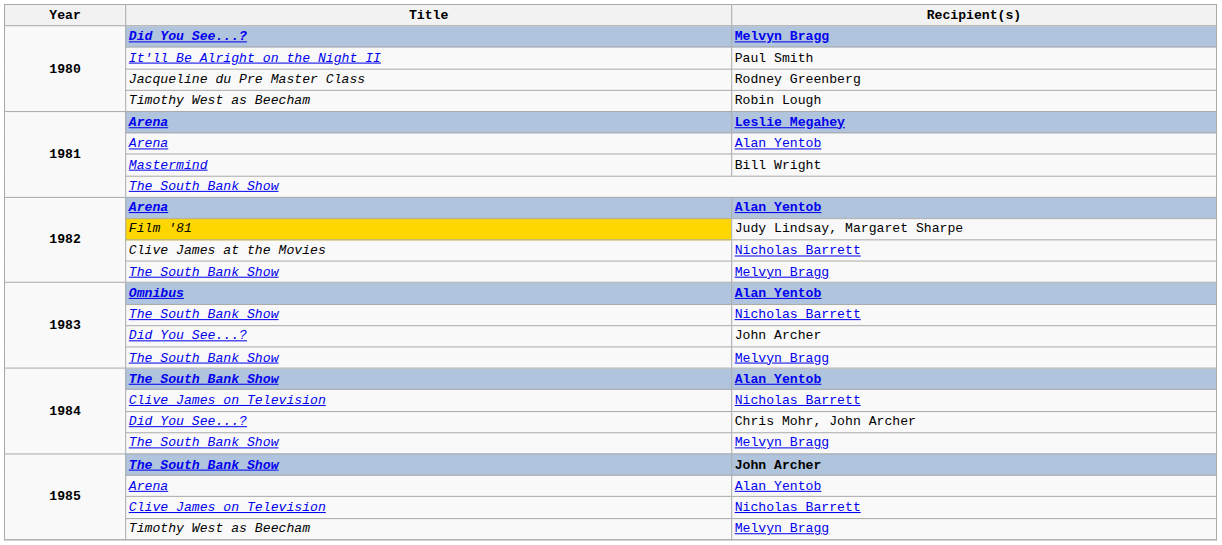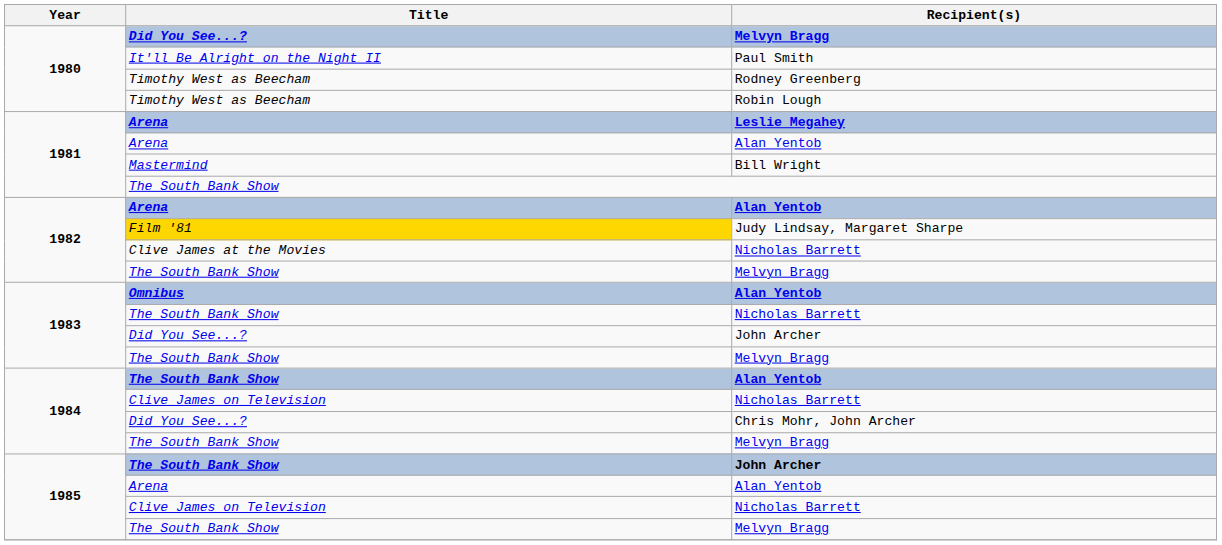(247, 79) Jacqueline du Pre Master Class -> (219, 79) Timothy West as Beecham
(219, 529) Timothy West as Beecham -> (204, 529) The South Bank Show
